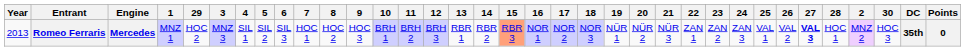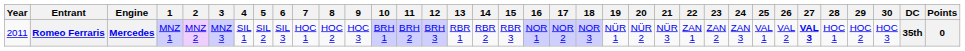columns swapped: (862, 12) <-> (197, 12)
(18, 33) 2013 -> (17, 33) 2011
(512, 33) lightsalmon background -> (511, 33) no background
